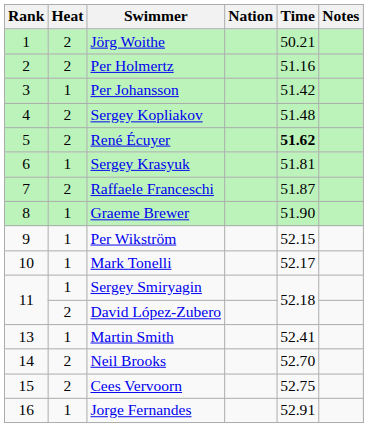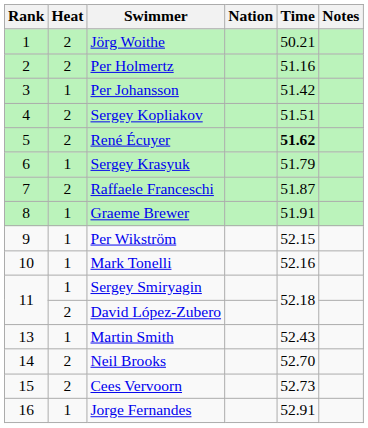(298, 115) 51.48 -> (298, 115) 51.51
(298, 164) 51.81 -> (298, 164) 51.79
(298, 213) 51.90 -> (298, 213) 51.91
(298, 262) 52.17 -> (298, 262) 52.16
(298, 336) 52.41 -> (298, 336) 52.43
(298, 386) 52.75 -> (298, 386) 52.73
